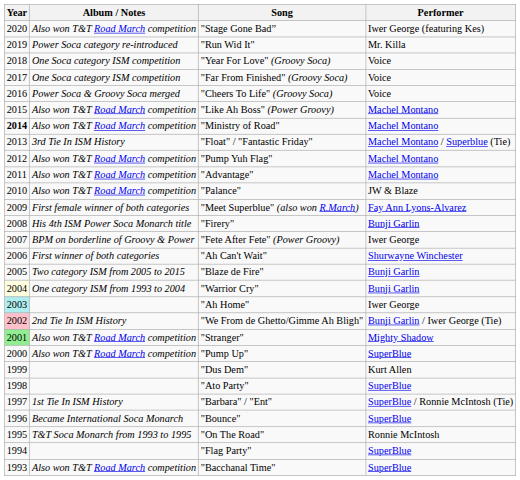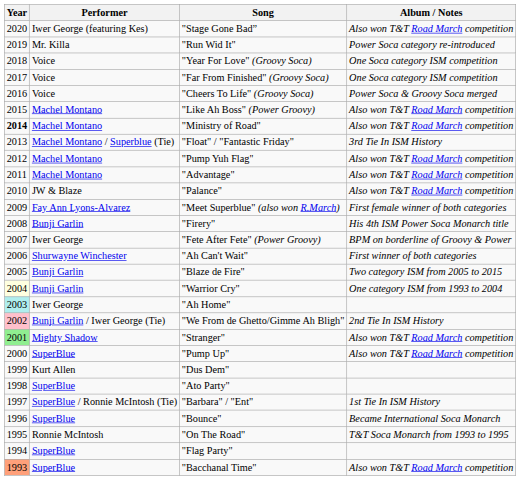columns swapped: (441, 12) <-> (114, 12)
(17, 467) no background -> (17, 467) lightsalmon background
